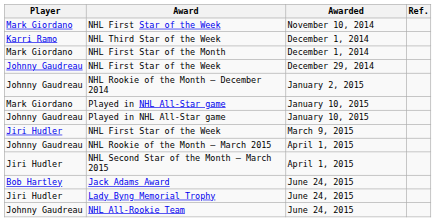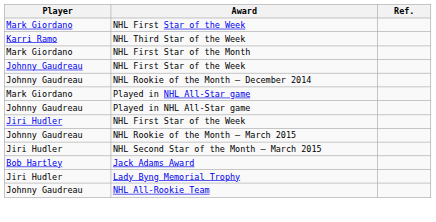- column: (346, 11)
